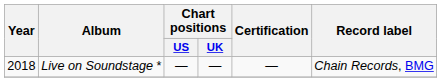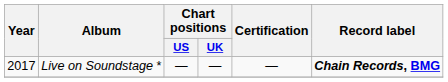(21, 66) 2018 -> (21, 66) 2017
(374, 66) normal -> (377, 66) bold
